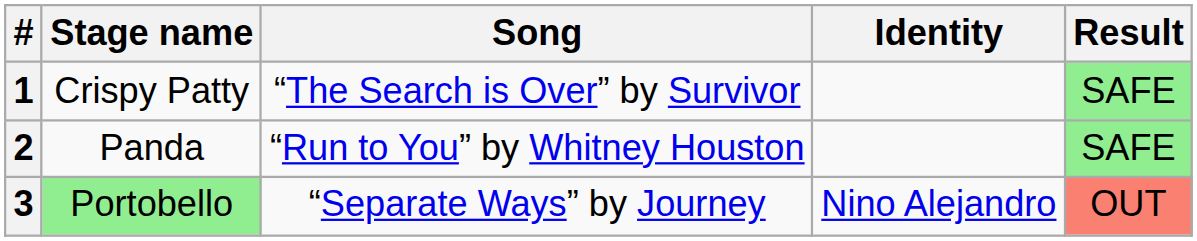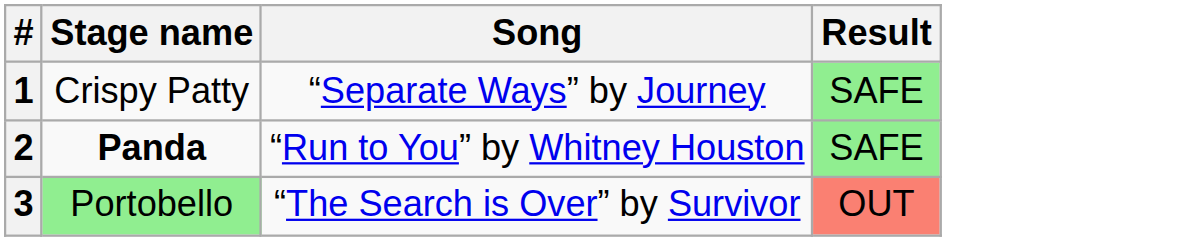- column: (939, 33)
(537, 90) “The Search is Over” by Survivor -> (537, 90) “Separate Ways” by Journey
(152, 147) normal -> (152, 147) bold
(537, 205) “Separate Ways” by Journey -> (537, 205) “The Search is Over” by Survivor
